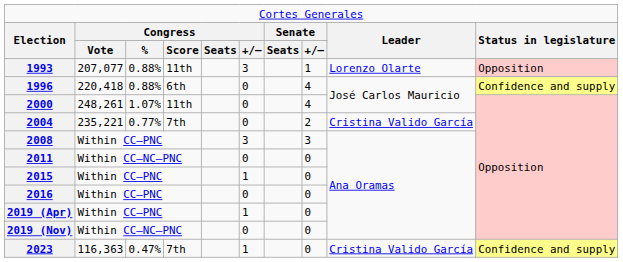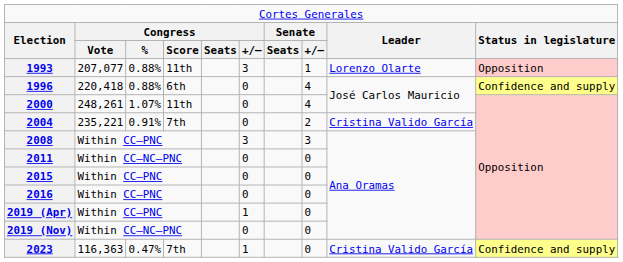(145, 122) 0.77% -> (145, 122) 0.91%
(245, 176) 1 -> (245, 176) 0
